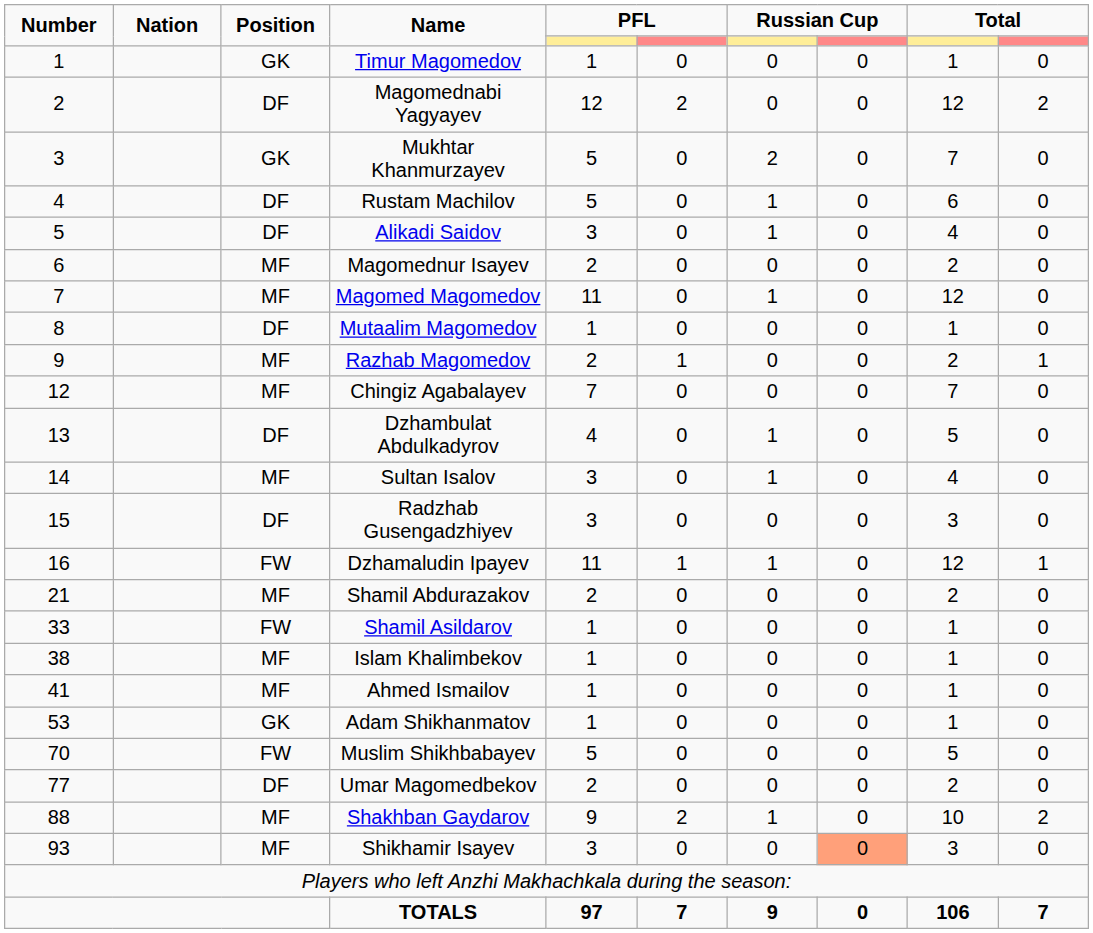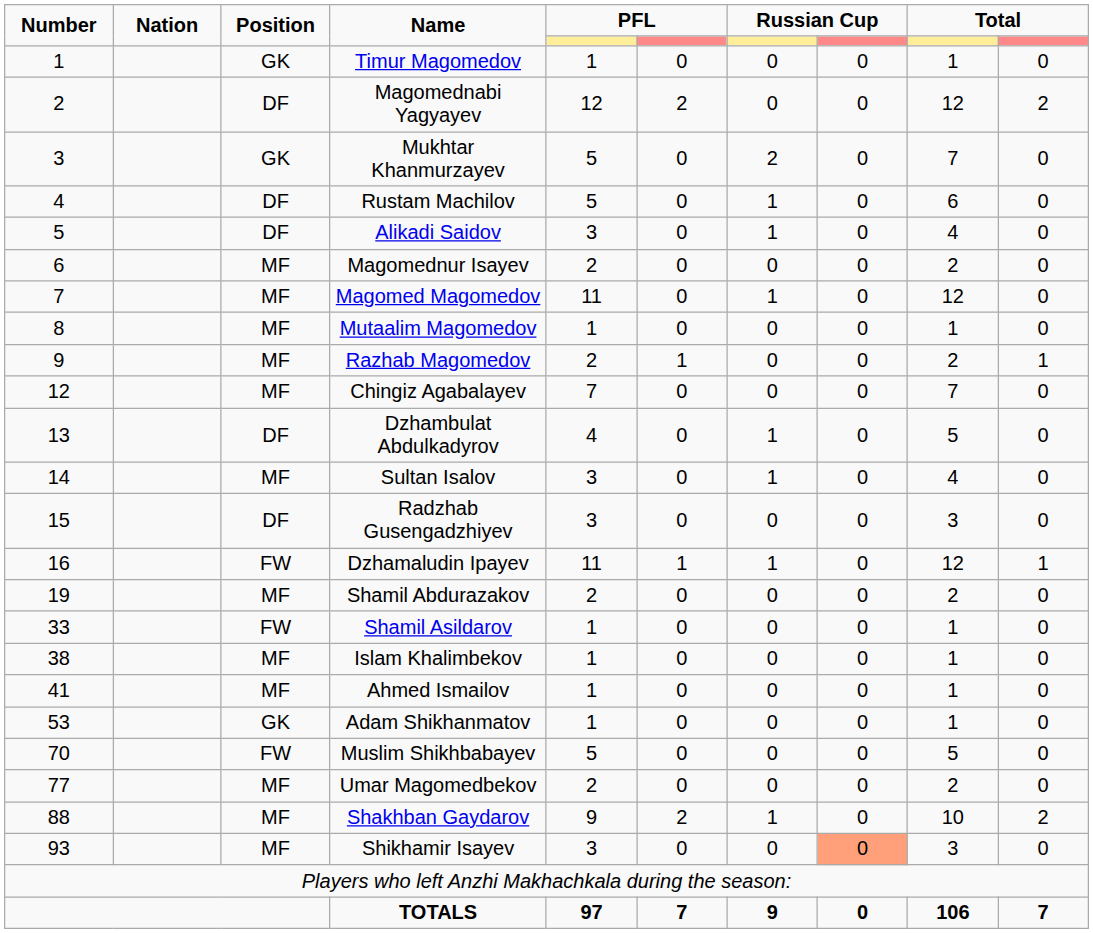(276, 328) DF -> (276, 328) MF
(59, 595) 21 -> (59, 595) 19
(276, 785) DF -> (276, 785) MF
